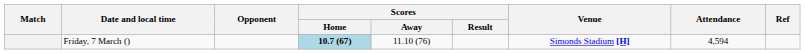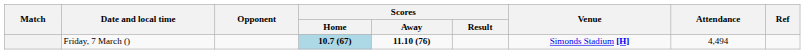(412, 42) normal -> (412, 42) bold
(718, 42) 4,594 -> (718, 42) 4,494
